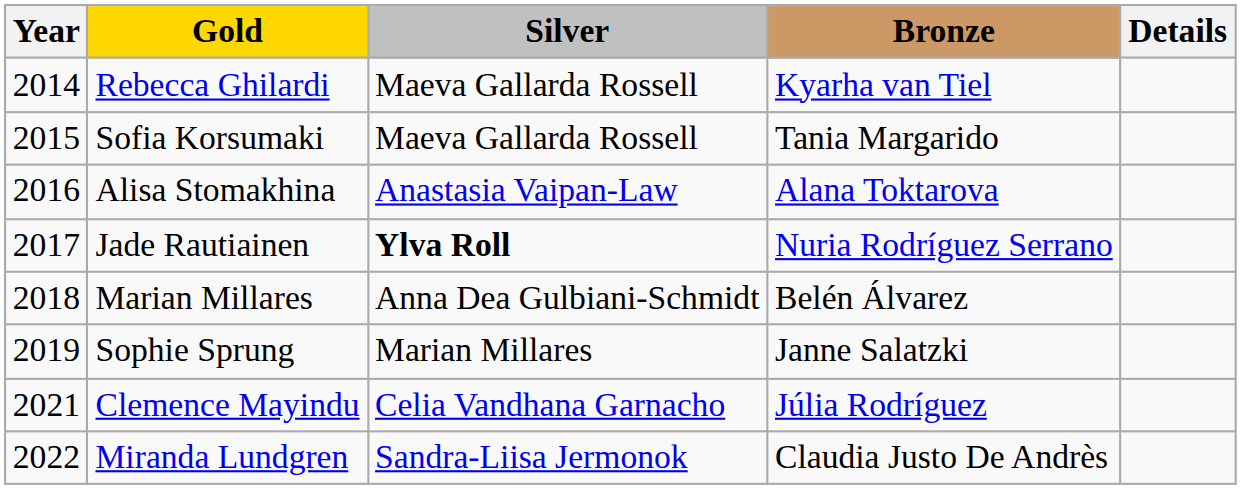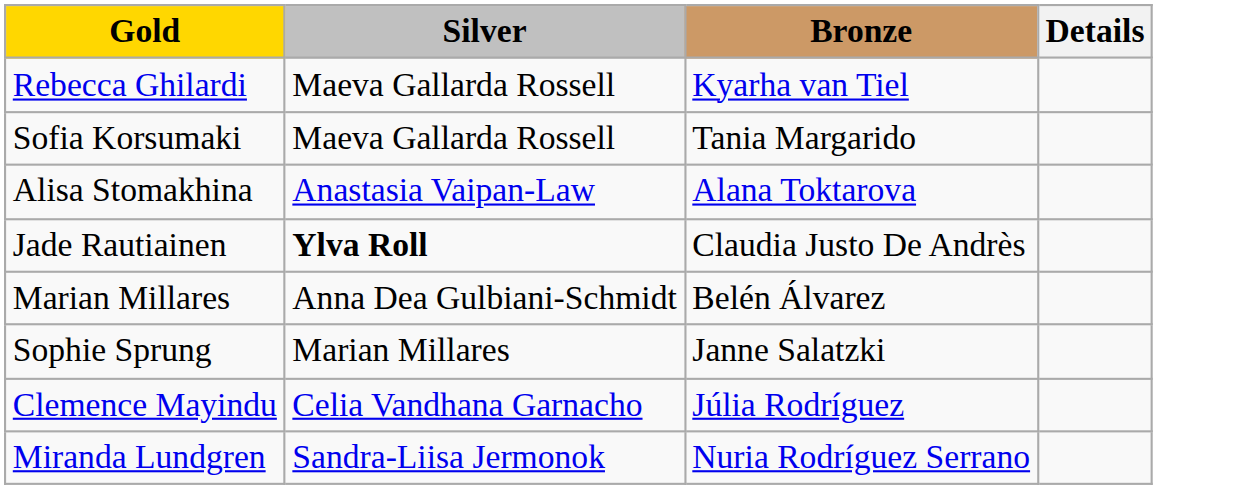- column: (46, 31)
(944, 244) Nuria Rodríguez Serrano -> (859, 244) Claudia Justo De Andrès
(942, 457) Claudia Justo De Andrès -> (861, 457) Nuria Rodríguez Serrano
